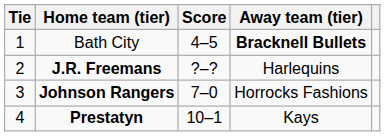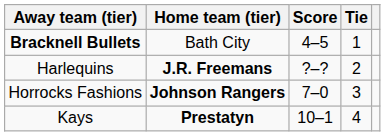columns swapped: (20, 17) <-> (301, 17)
